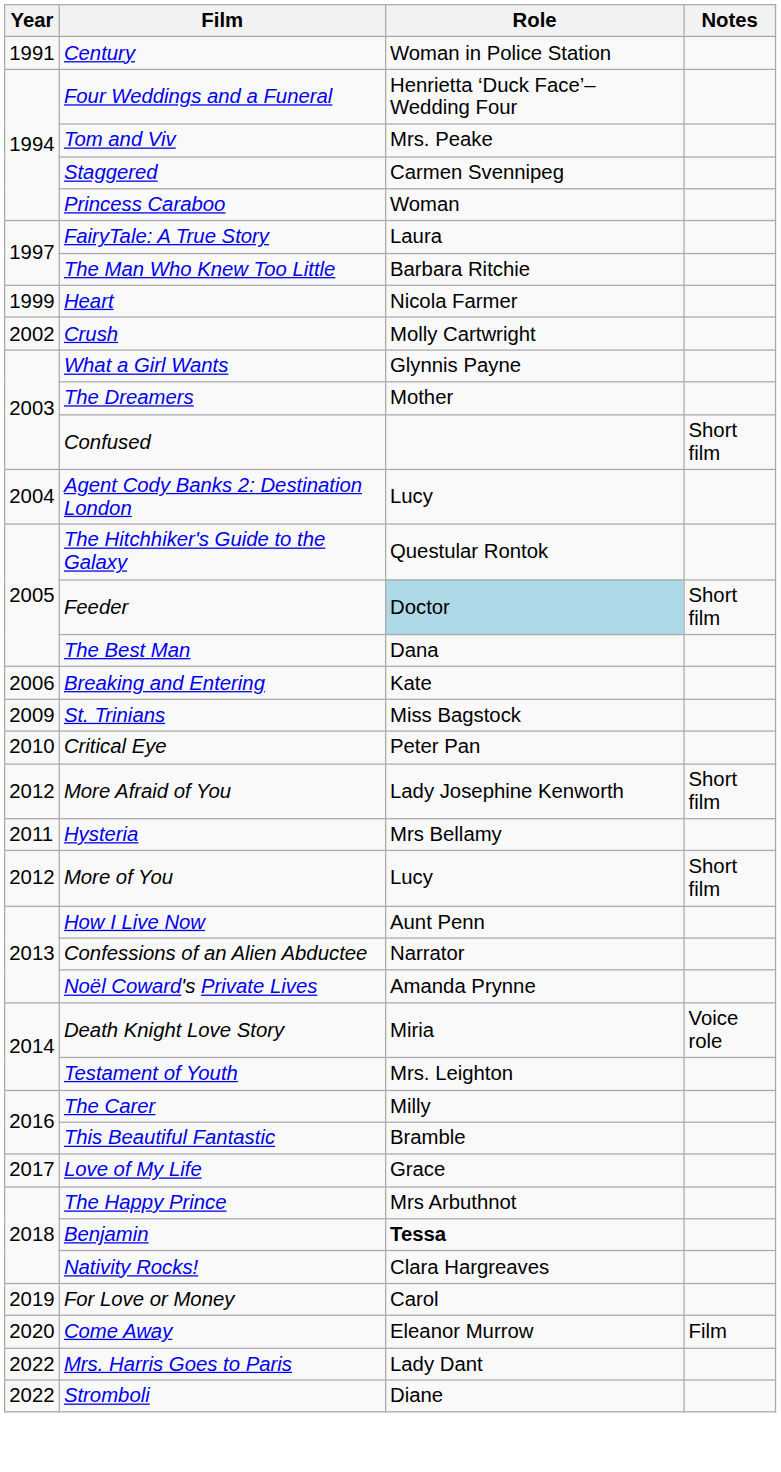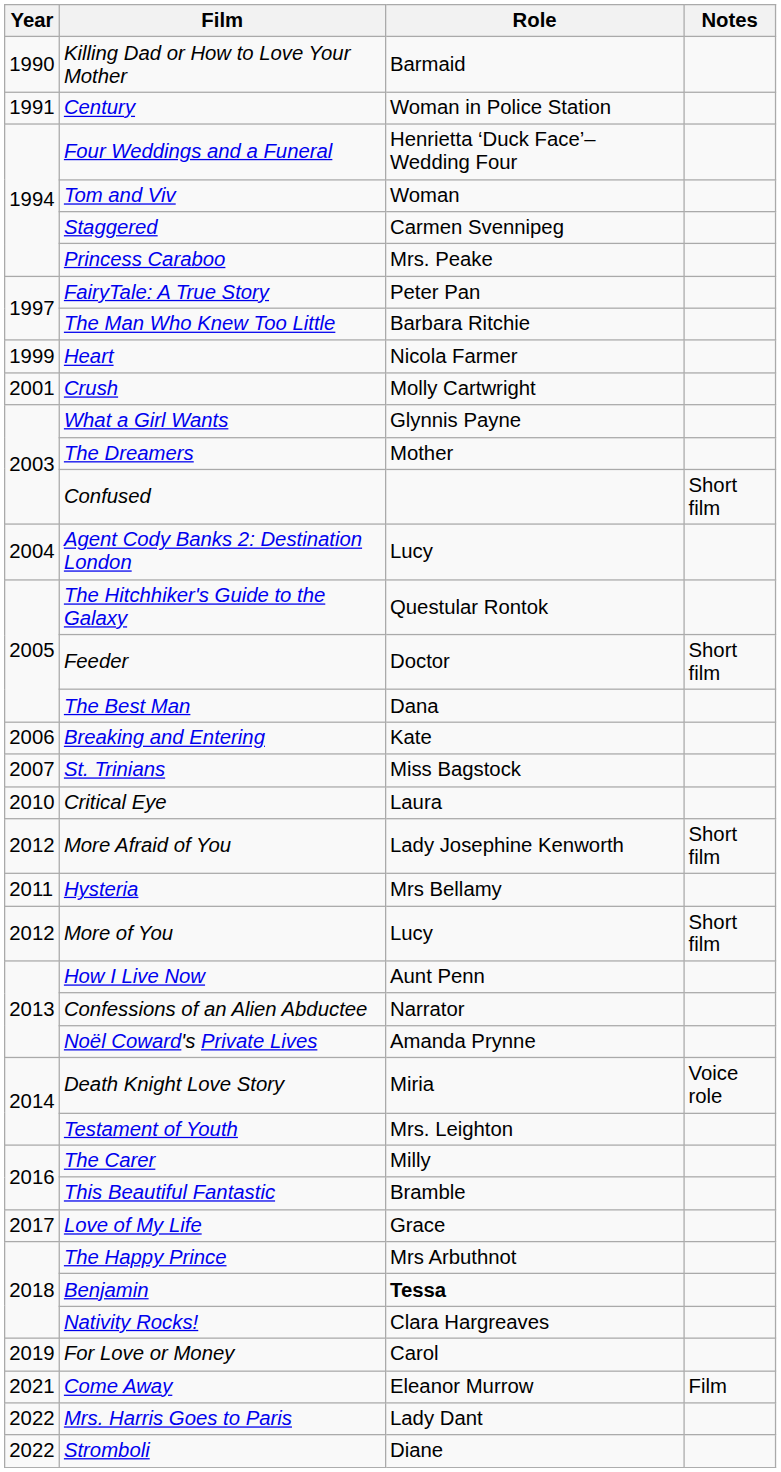+ row: (207, 64)
(441, 140) Mrs. Peake -> (425, 195) Woman
(425, 204) Woman -> (441, 259) Mrs. Peake
(416, 236) Laura -> (435, 291) Peter Pan
(32, 333) 2002 -> (32, 388) 2001
(420, 606) lightblue background -> (420, 661) no background
(32, 714) 2009 -> (32, 770) 2007
(435, 747) Peter Pan -> (416, 802) Laura
(32, 1331) 2020 -> (32, 1386) 2021
